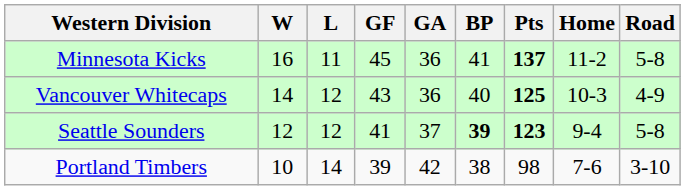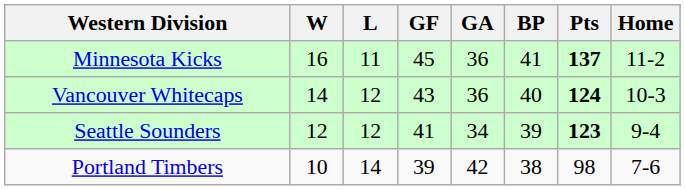- column: (650, 22)
(529, 94) 125 -> (584, 94) 124
(430, 131) 37 -> (477, 131) 34
(479, 131) bold -> (531, 131) normal
